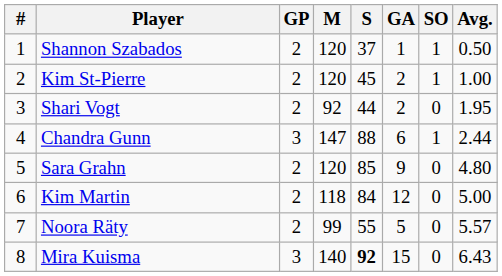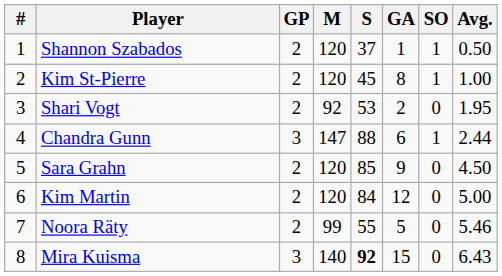(401, 78) 2 -> (401, 78) 8
(367, 108) 44 -> (367, 108) 53
(475, 167) 4.80 -> (475, 167) 4.50
(332, 197) 118 -> (332, 197) 120
(475, 227) 5.57 -> (475, 227) 5.46
